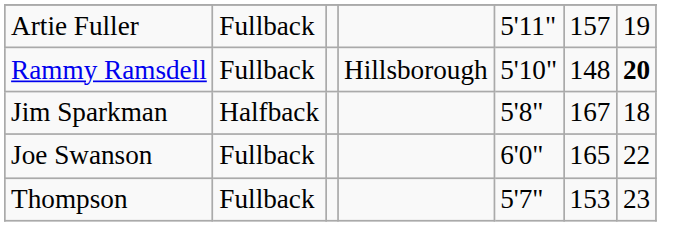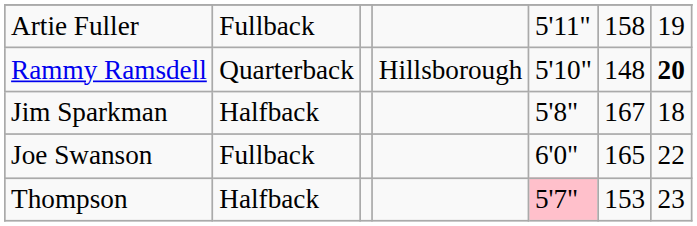(590, 26) 157 -> (625, 26) 158
(267, 69) Fullback -> (287, 69) Quarterback
(267, 198) Fullback -> (269, 198) Halfback
(522, 198) no background -> (557, 198) pink background
